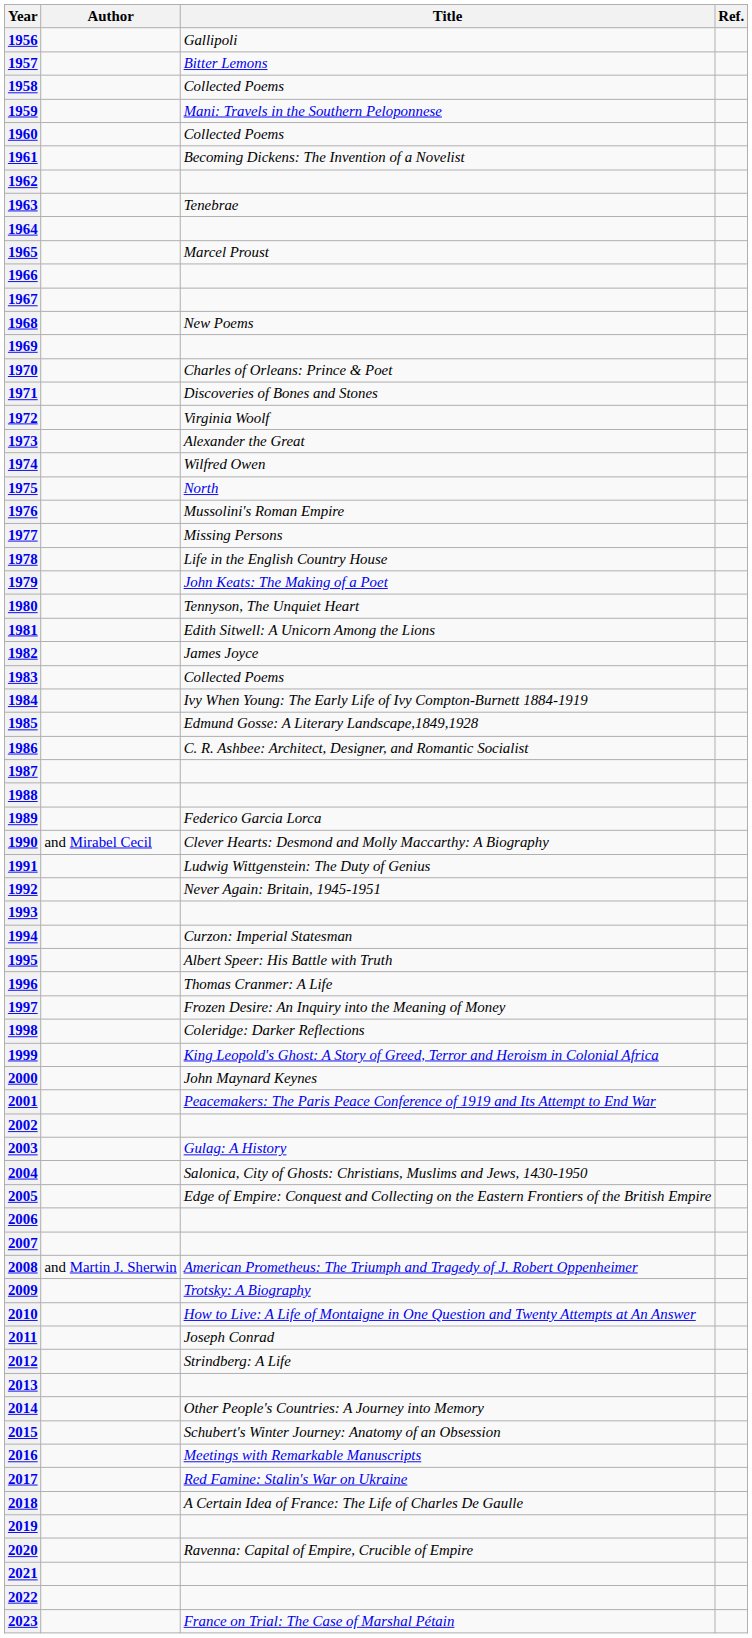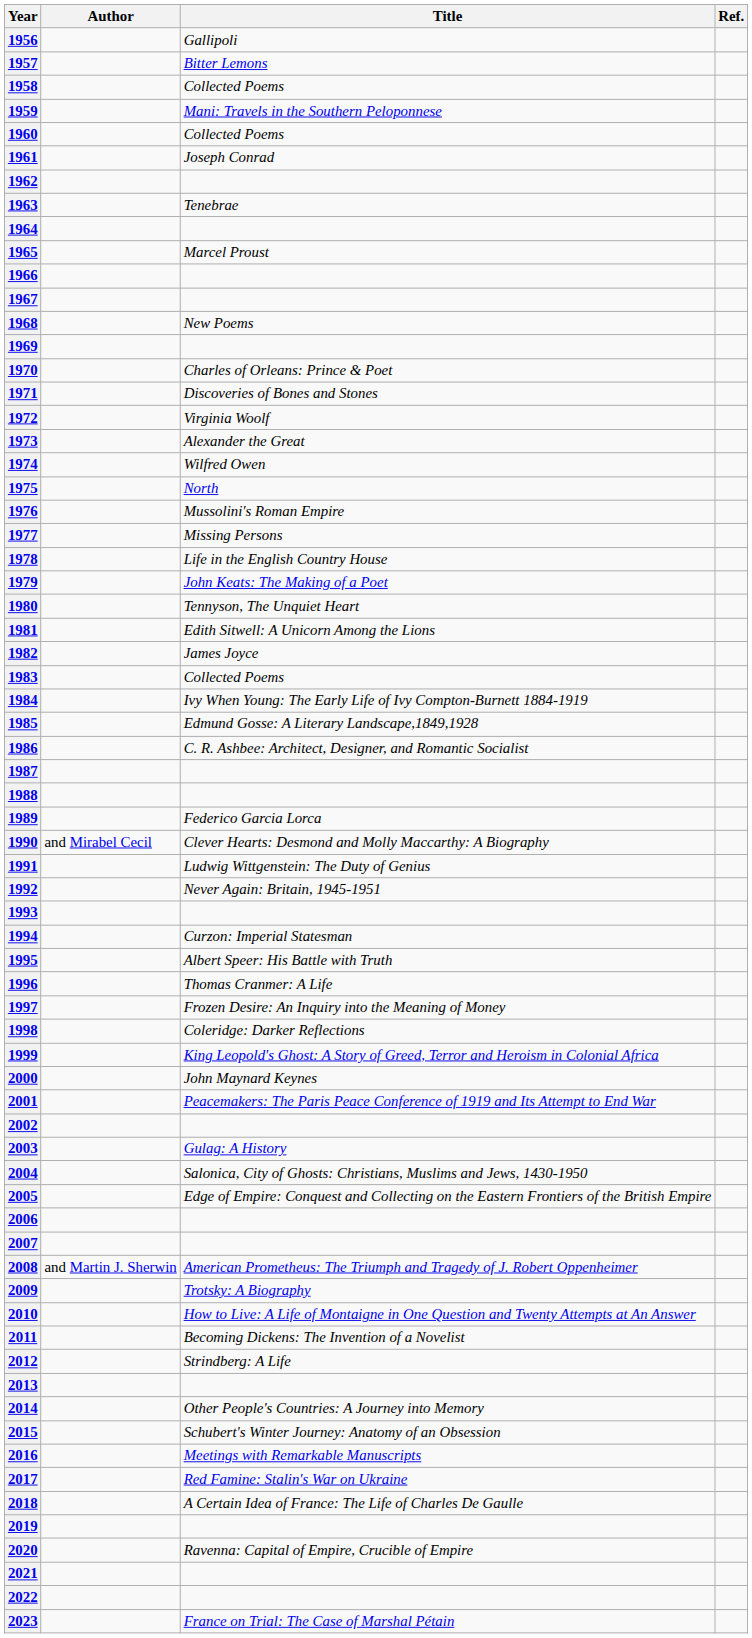(324, 157) Becoming Dickens: The Invention of a Novelist -> (229, 157) Joseph Conrad
(229, 1337) Joseph Conrad -> (324, 1337) Becoming Dickens: The Invention of a Novelist
